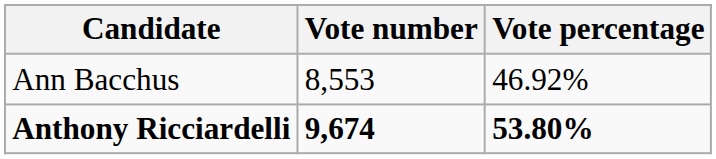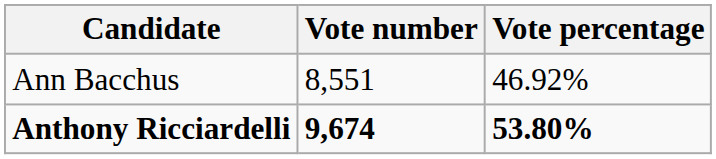(340, 78) 8,553 -> (340, 78) 8,551
